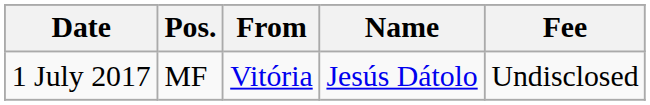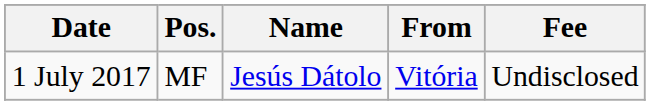columns swapped: (402, 28) <-> (271, 28)
